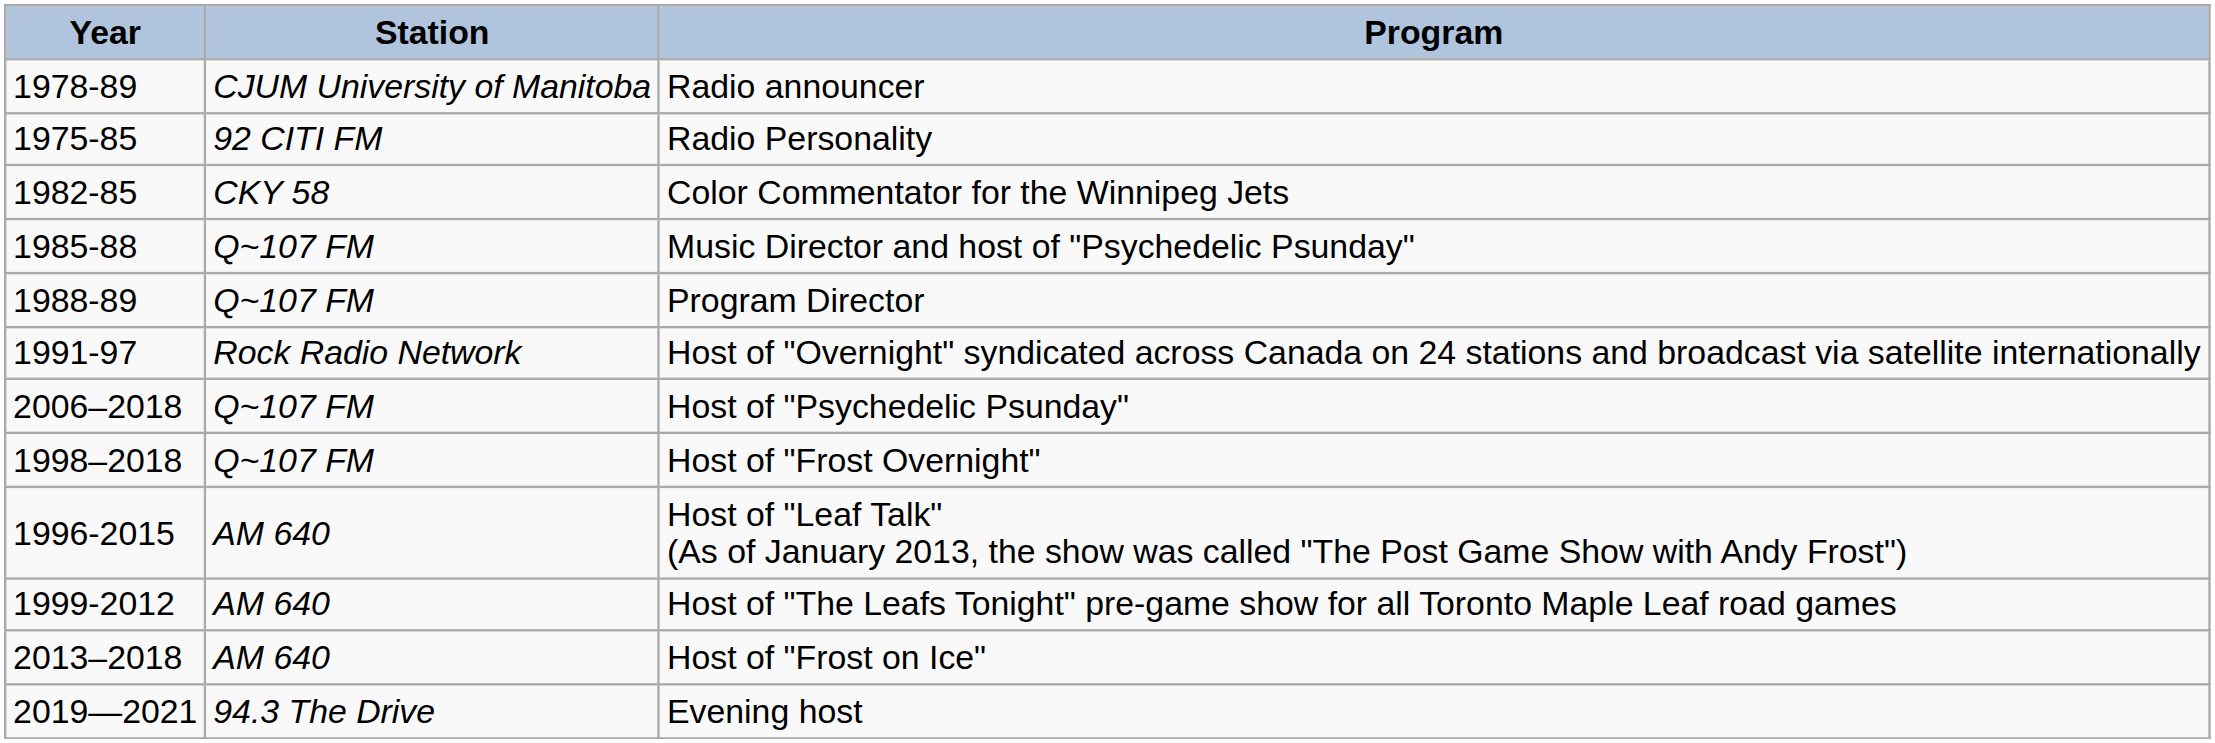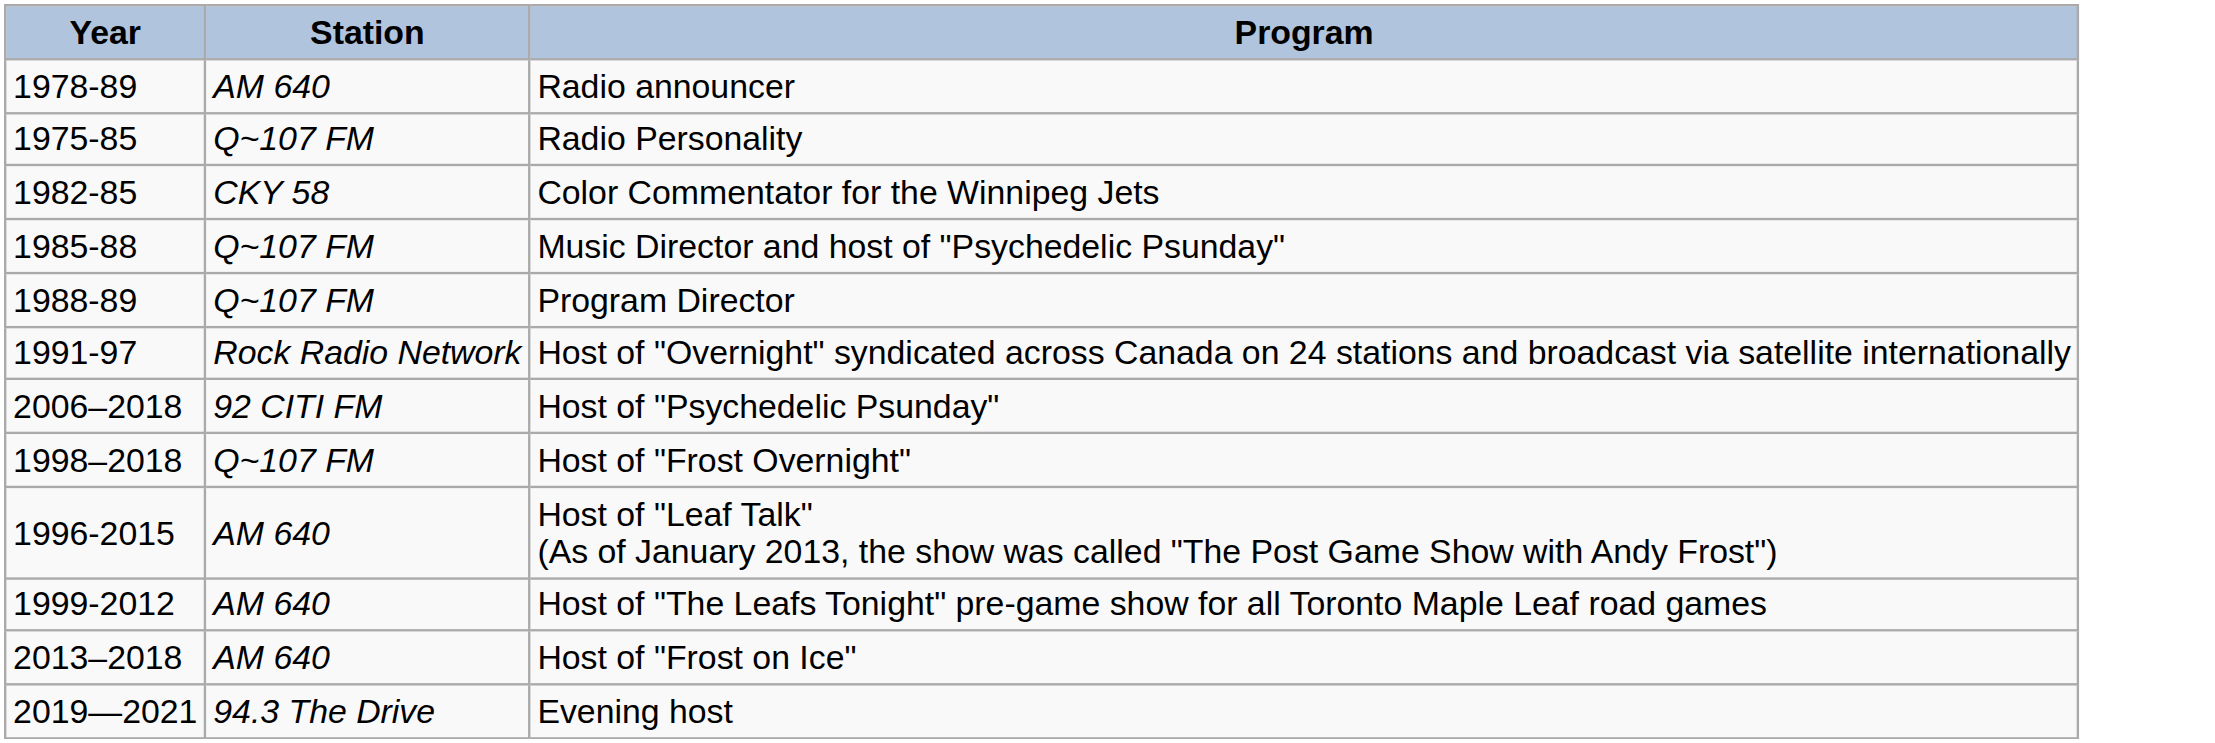(432, 86) CJUM University of Manitoba -> (272, 86) AM 640
(298, 139) 92 CITI FM -> (294, 139) Q~107 FM
(294, 407) Q~107 FM -> (298, 407) 92 CITI FM
